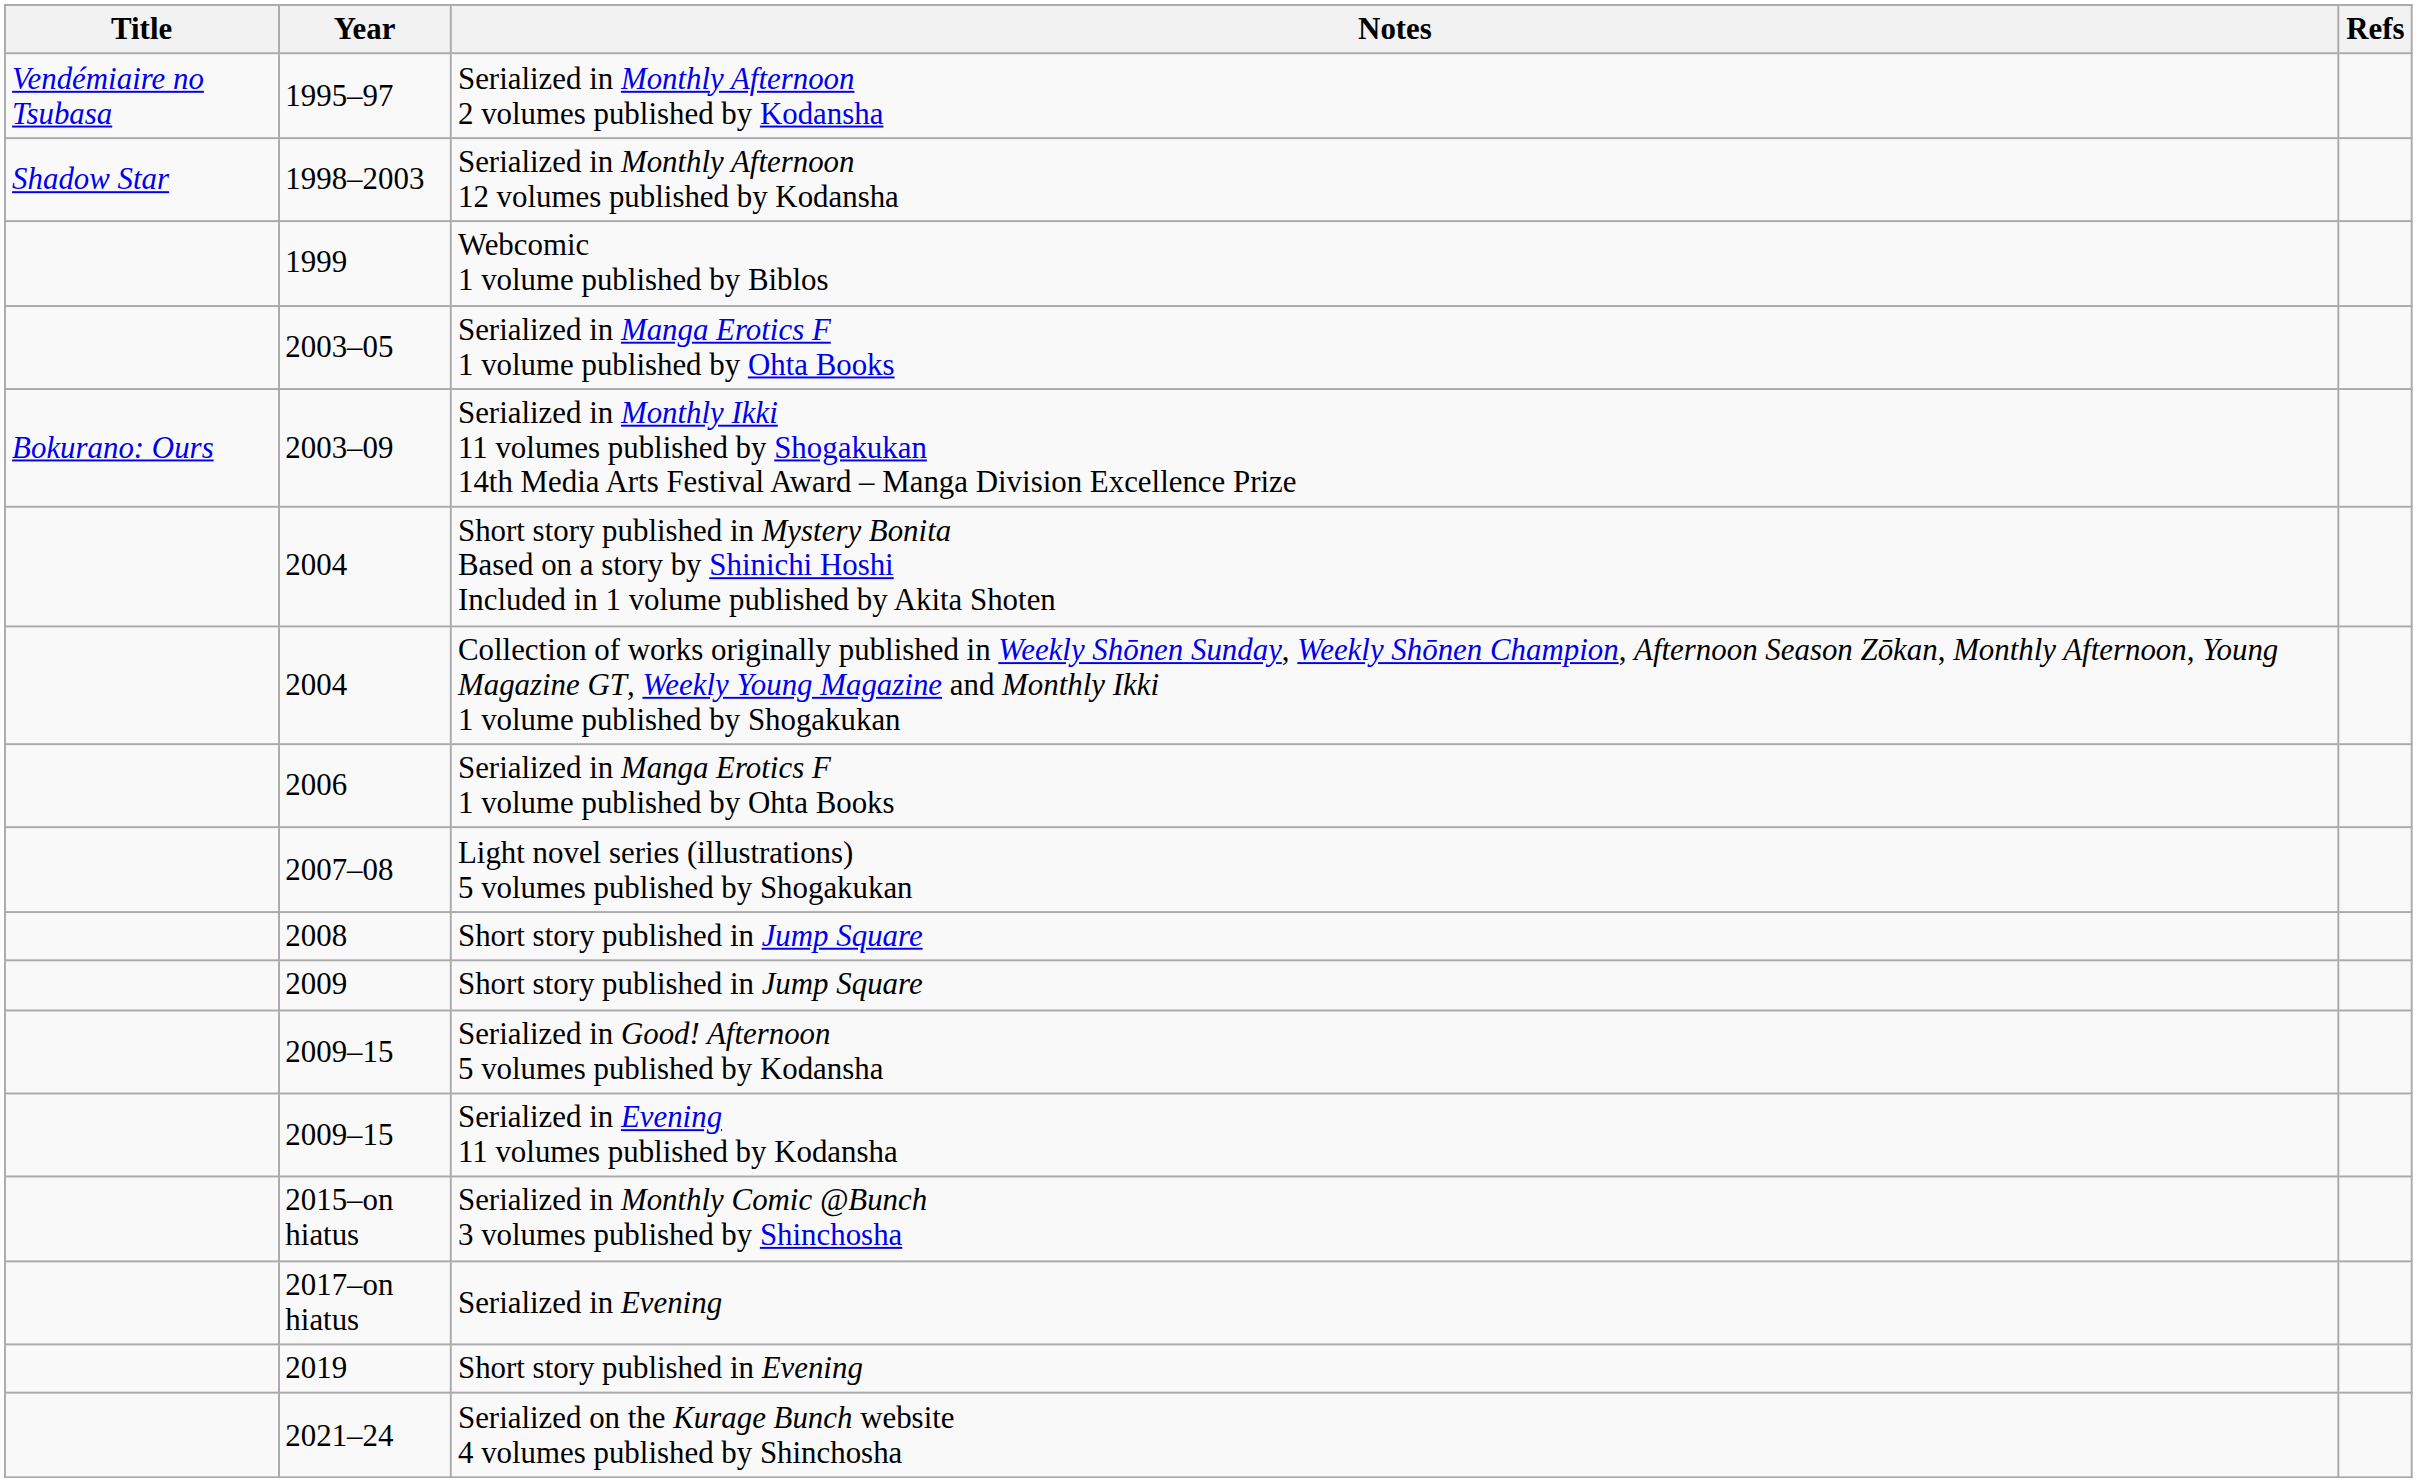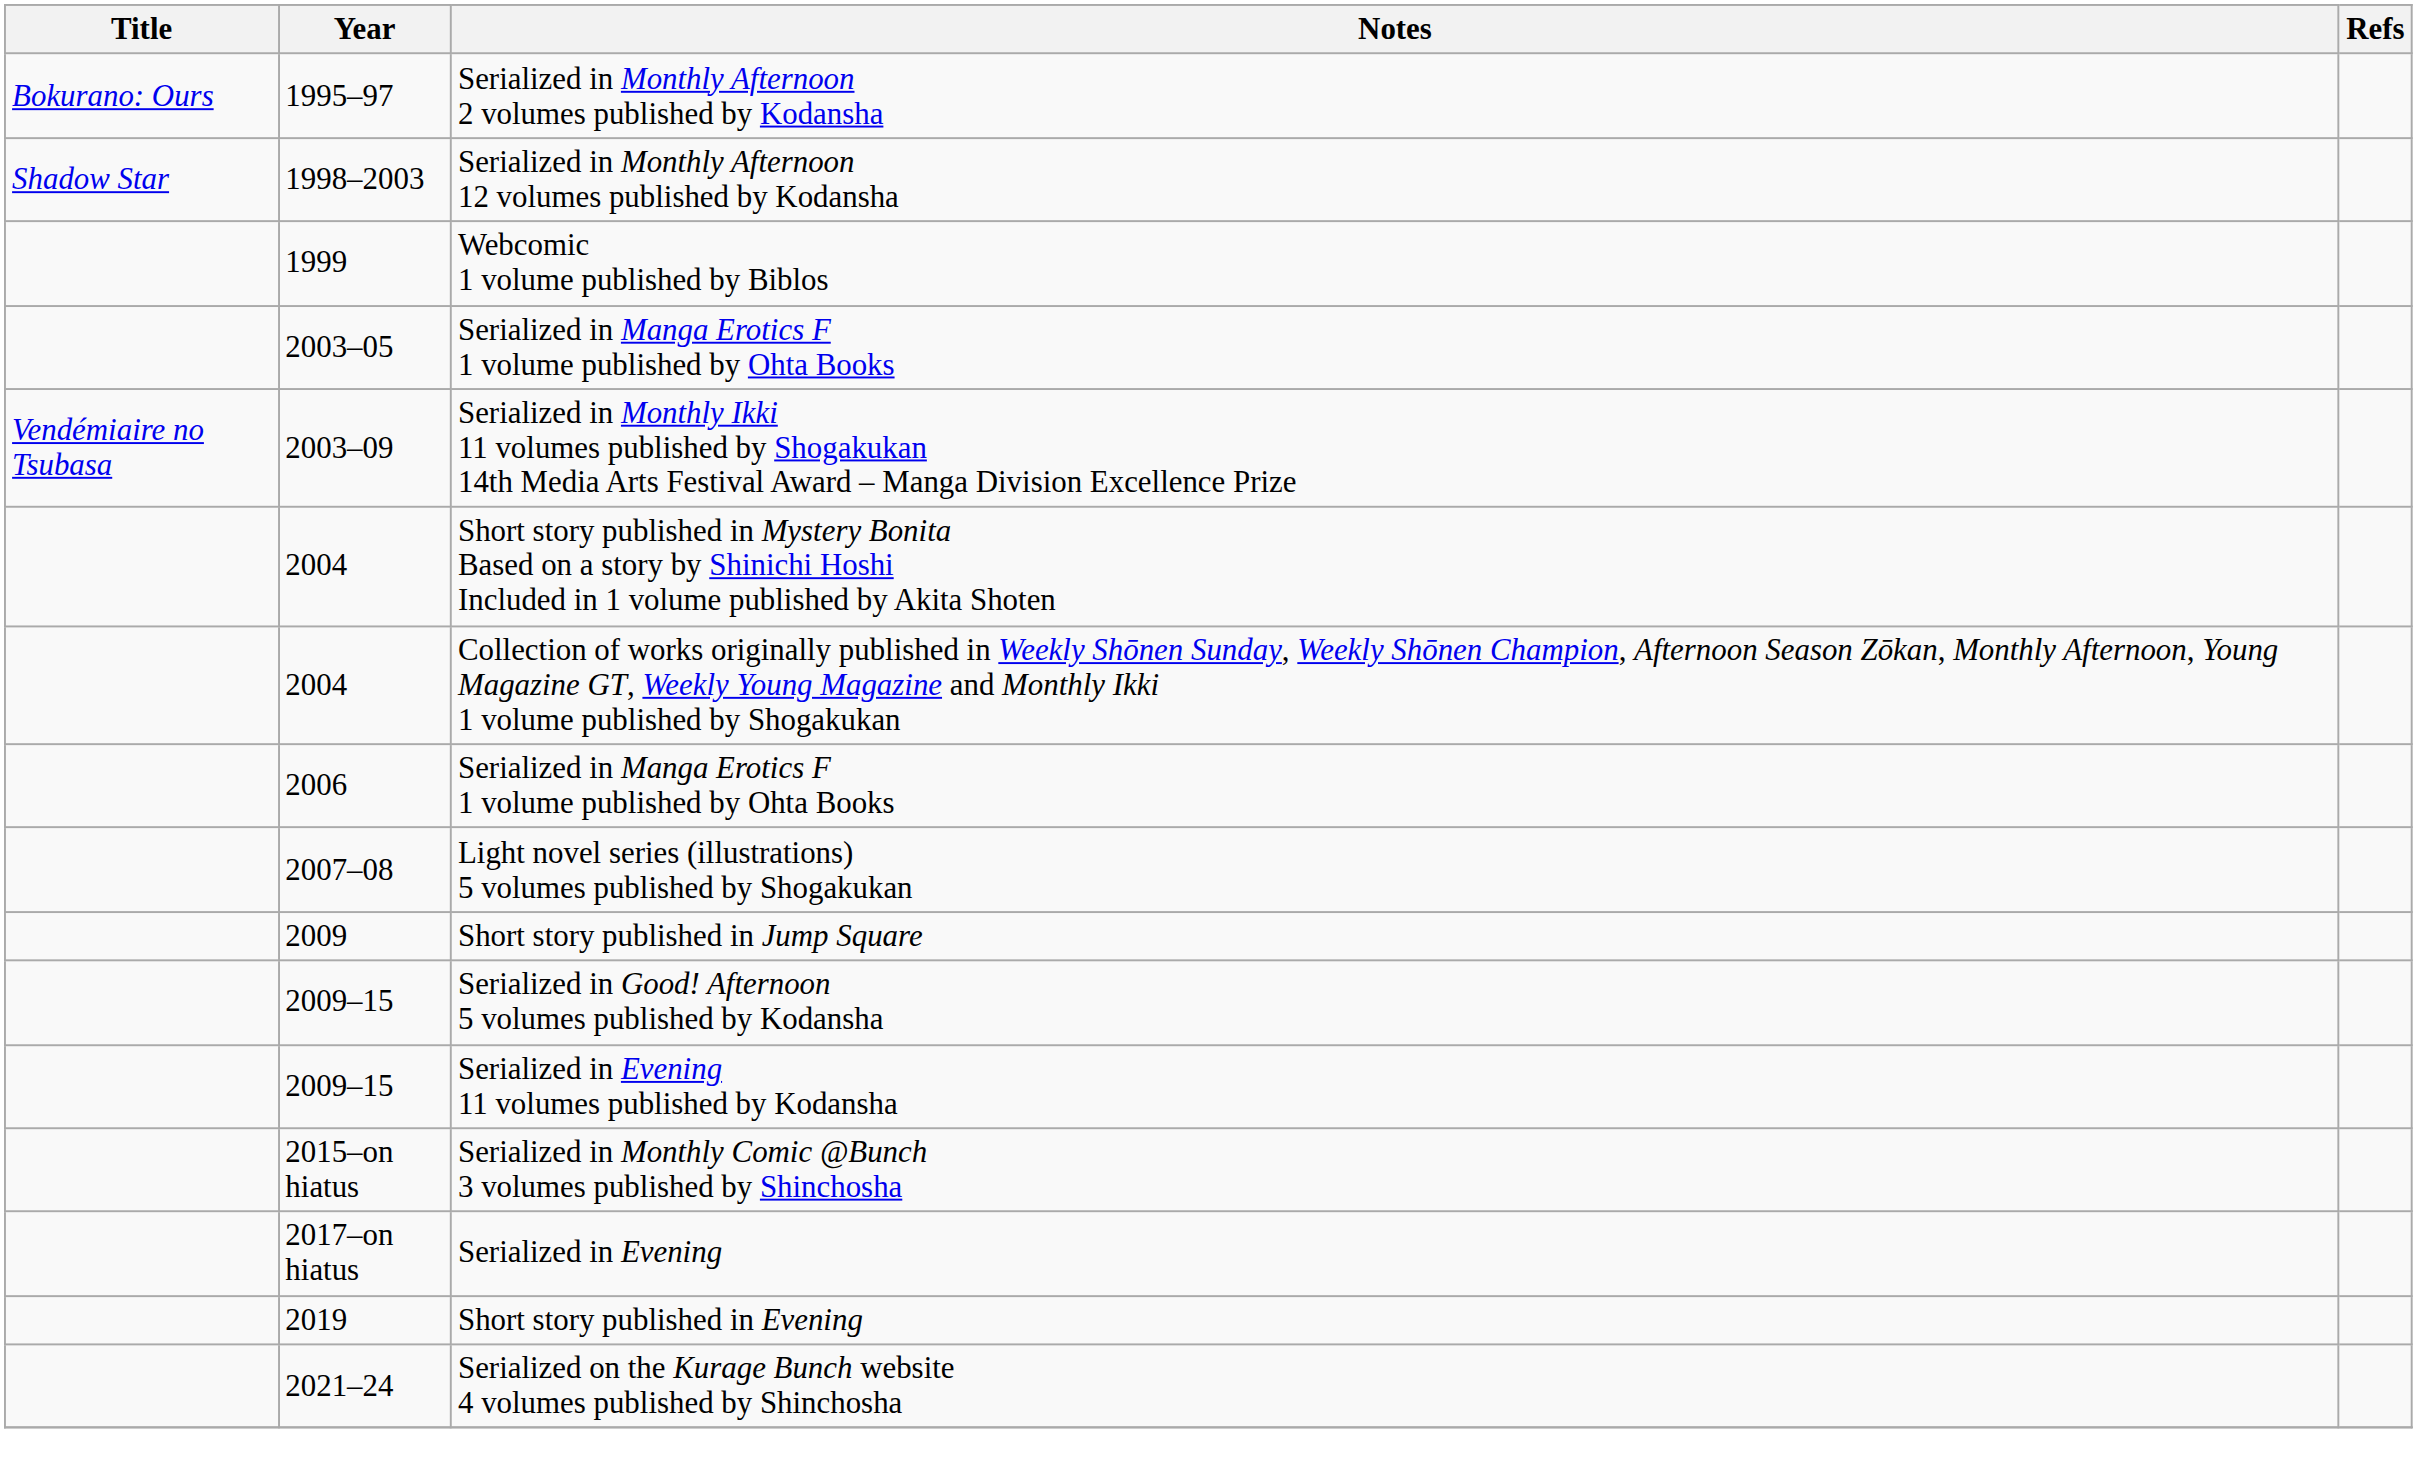(108, 95) Vendémiaire no Tsubasa -> (113, 95) Bokurano: Ours
(113, 447) Bokurano: Ours -> (108, 447) Vendémiaire no Tsubasa
- row: (316, 935)
